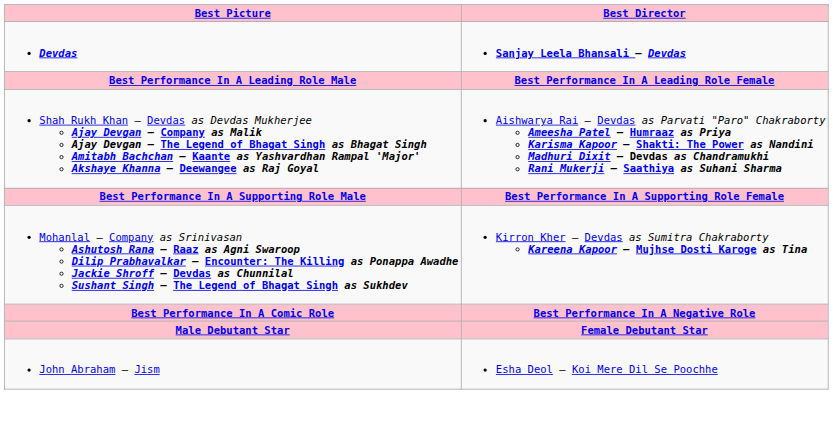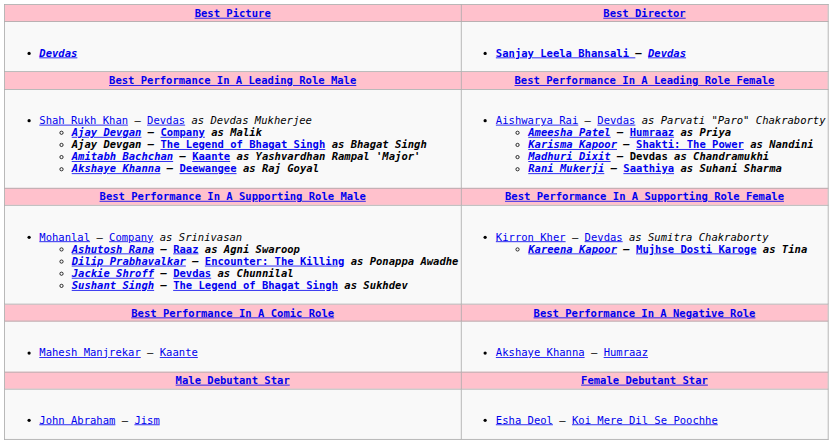+ row: (233, 353)
